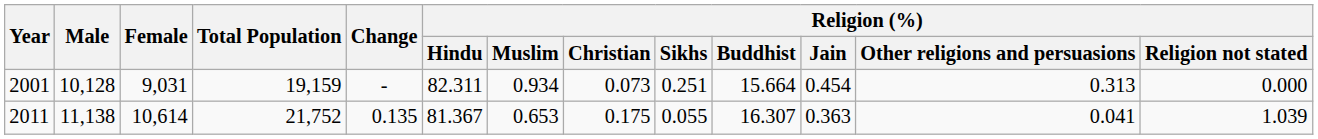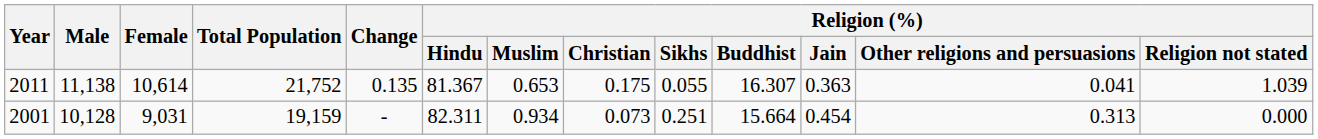rows swapped: (30, 85) <-> (29, 117)
